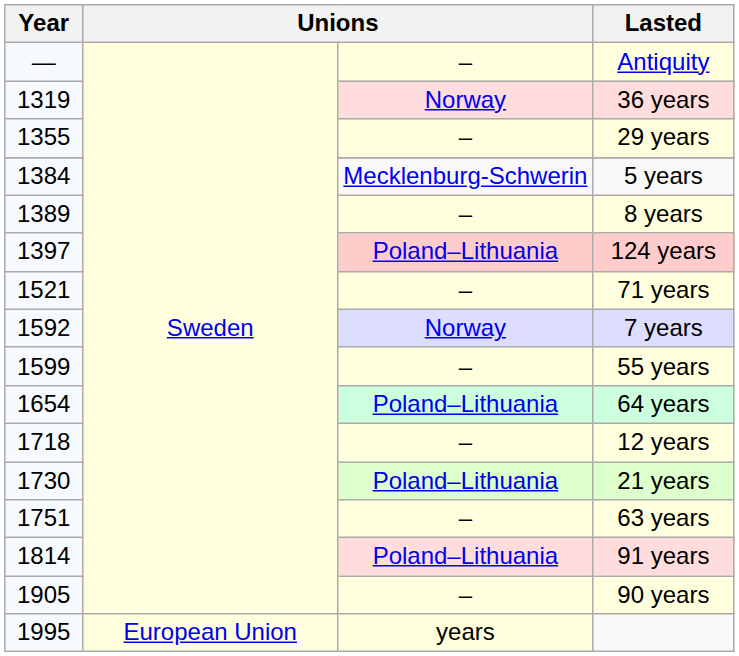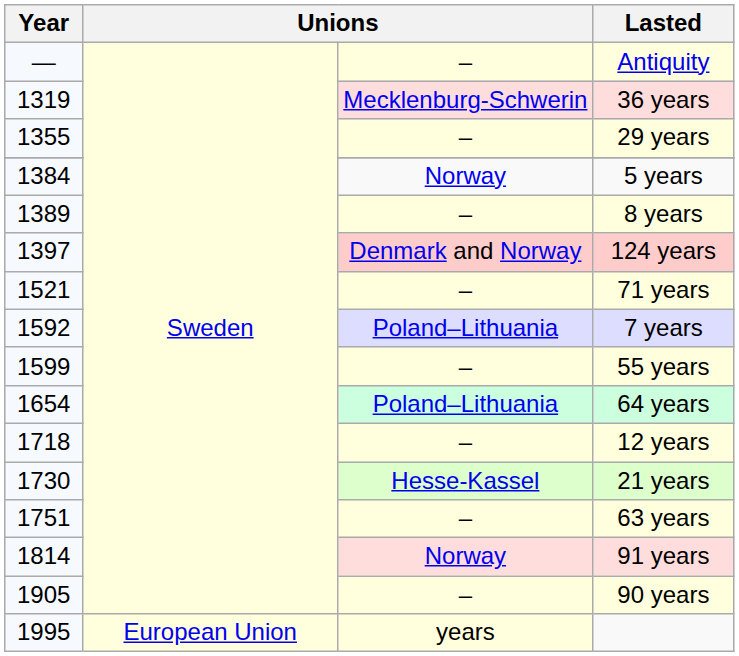(465, 99) Norway -> (465, 99) Mecklenburg-Schwerin
(465, 175) Mecklenburg-Schwerin -> (465, 175) Norway
(465, 251) Poland–Lithuania -> (465, 251) Denmark and Norway
(465, 328) Norway -> (465, 328) Poland–Lithuania
(465, 480) Poland–Lithuania -> (465, 480) Hesse-Kassel
(465, 556) Poland–Lithuania -> (465, 556) Norway
